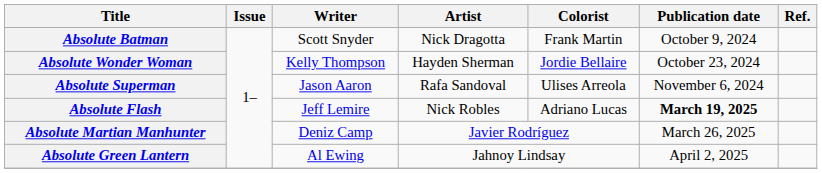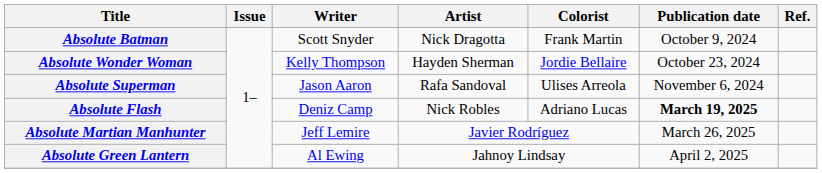(336, 109) Jeff Lemire -> (336, 109) Deniz Camp
(336, 132) Deniz Camp -> (336, 132) Jeff Lemire
